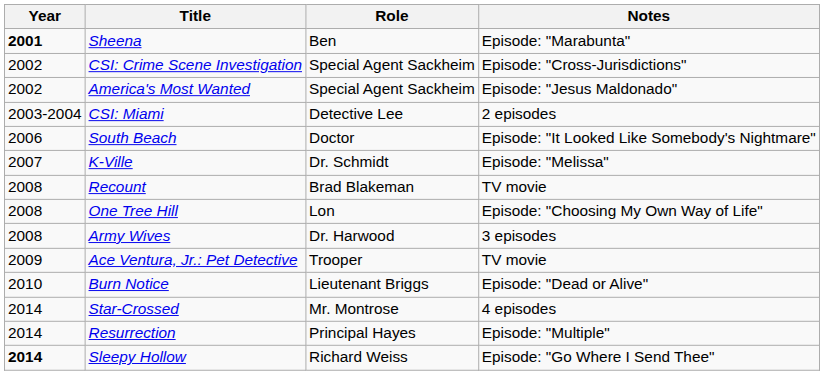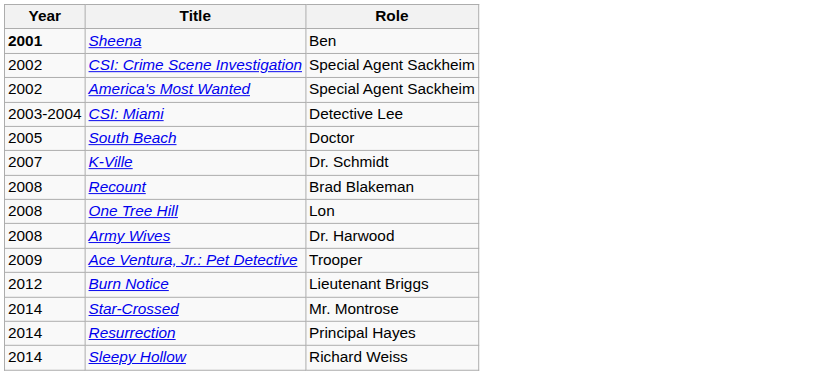- column: (649, 16)
(25, 138) 2006 -> (25, 138) 2005
(25, 284) 2010 -> (25, 284) 2012
(25, 357) bold -> (25, 357) normal
